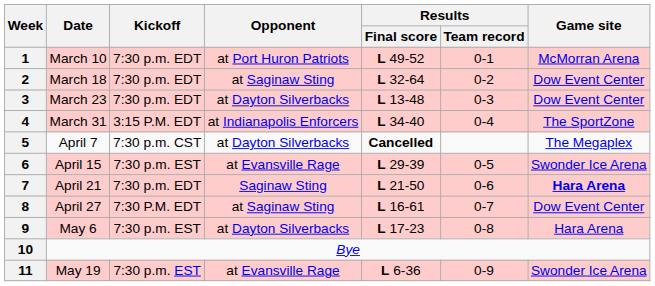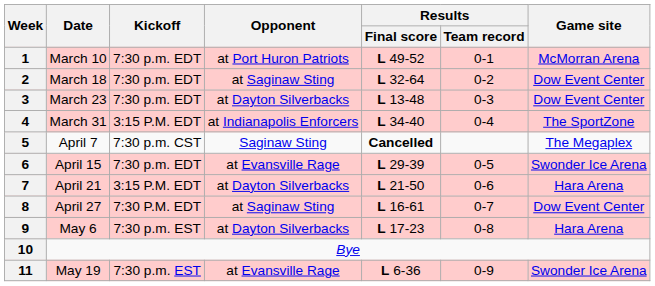(283, 142) at Dayton Silverbacks -> (283, 142) Saginaw Sting
(157, 164) 7:30 p.m. EST -> (157, 164) 7:30 p.m. EDT
(157, 185) 7:30 p.m. EDT -> (157, 185) 3:15 P.M. EDT
(283, 185) Saginaw Sting -> (283, 185) at Dayton Silverbacks
(589, 185) bold -> (589, 185) normal
